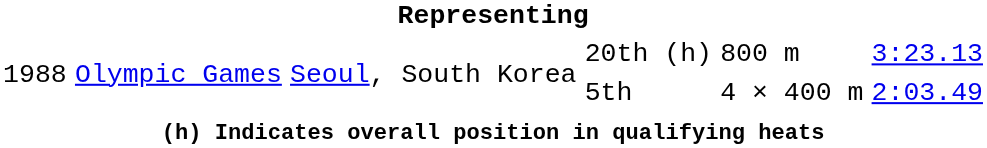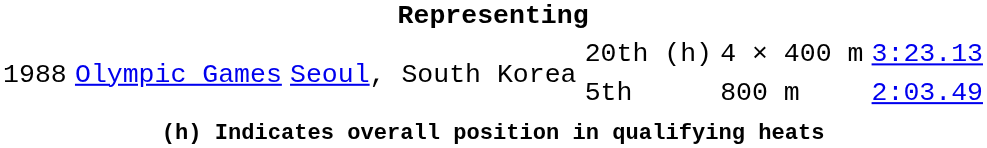(760, 54) 800 m -> (792, 54) 4 × 400 m
(792, 93) 4 × 400 m -> (760, 93) 800 m
